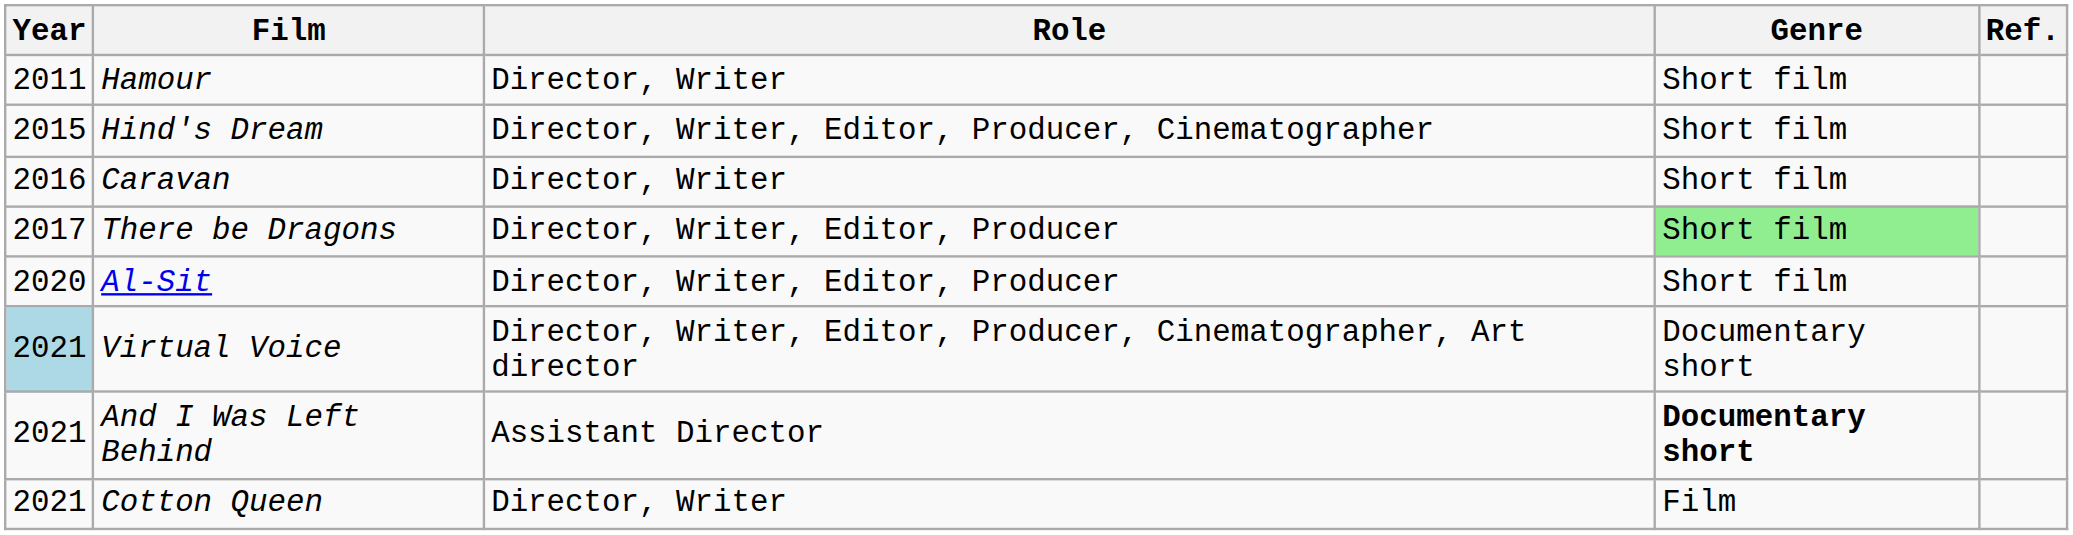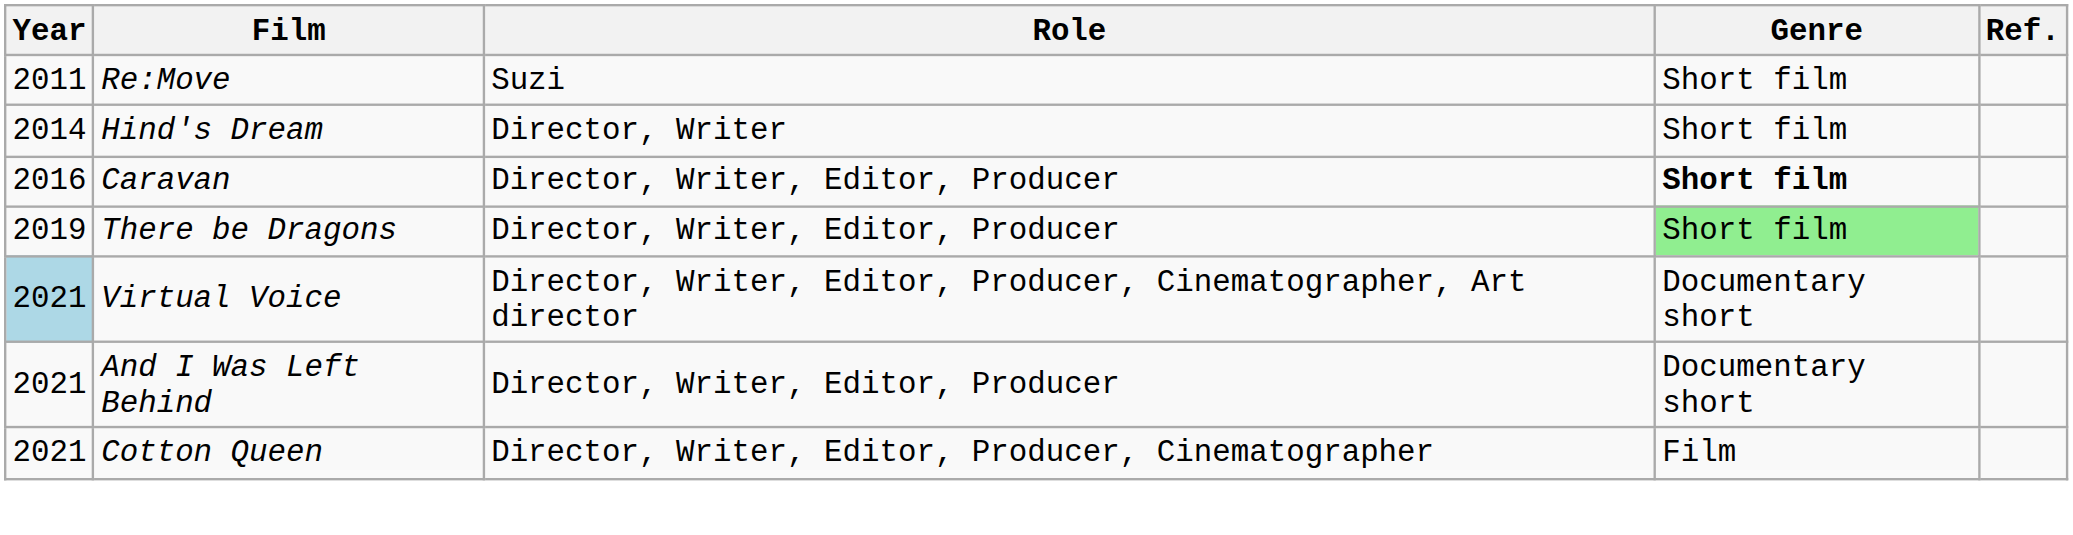+ row: (166, 81)
- row: (157, 81)
(50, 131) 2015 -> (50, 131) 2014
(963, 131) Director, Writer, Editor, Producer, Cinematographer -> (639, 131) Director, Writer
(639, 181) Director, Writer -> (805, 181) Director, Writer, Editor, Producer
(1755, 181) normal -> (1755, 181) bold
(50, 231) 2017 -> (50, 231) 2019
- row: (157, 281)
(658, 435) Assistant Director -> (805, 385) Director, Writer, Editor, Producer
(1764, 435) bold -> (1764, 385) normal
(639, 503) Director, Writer -> (963, 453) Director, Writer, Editor, Producer, Cinematographer
